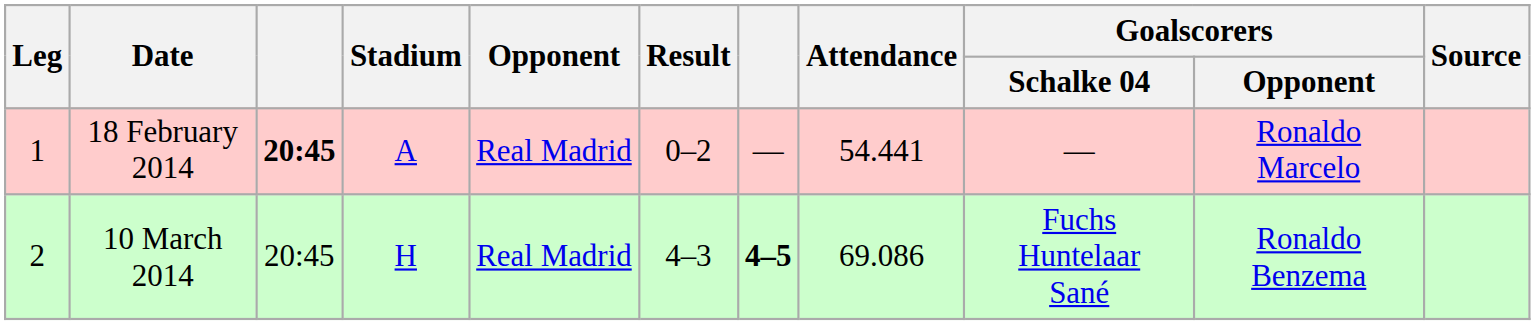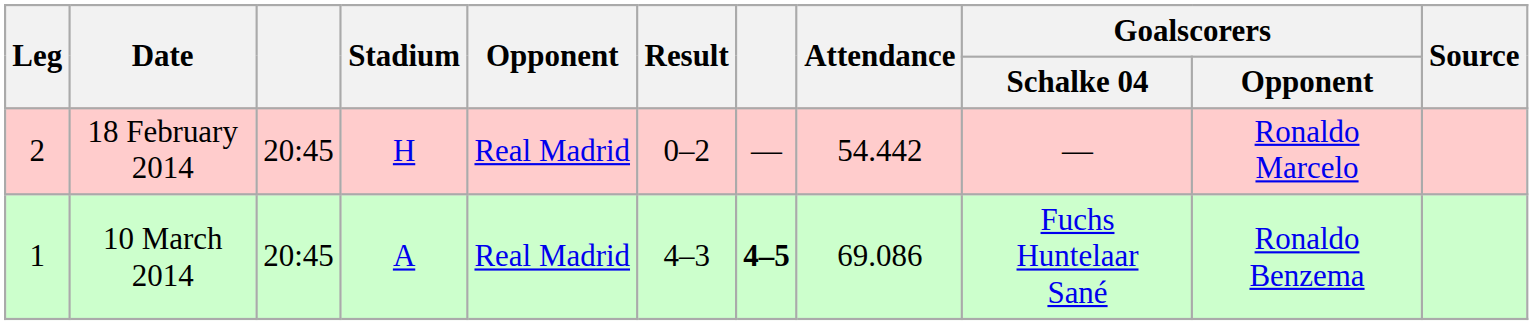(37, 150) 1 -> (37, 150) 2
(299, 150) bold -> (298, 150) normal
(406, 150) A -> (404, 150) H
(882, 150) 54.441 -> (880, 150) 54.442
(37, 256) 2 -> (37, 256) 1
(406, 256) H -> (404, 256) A
